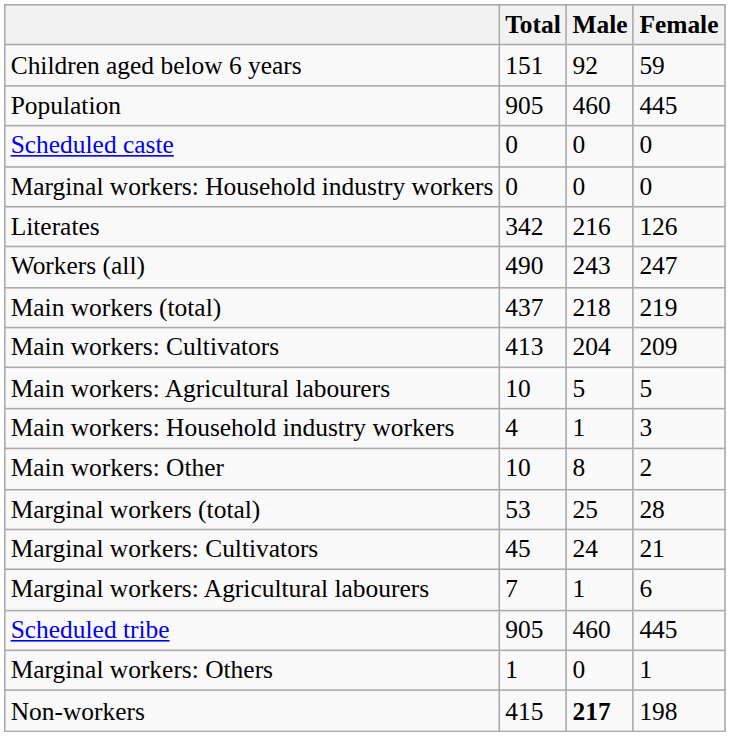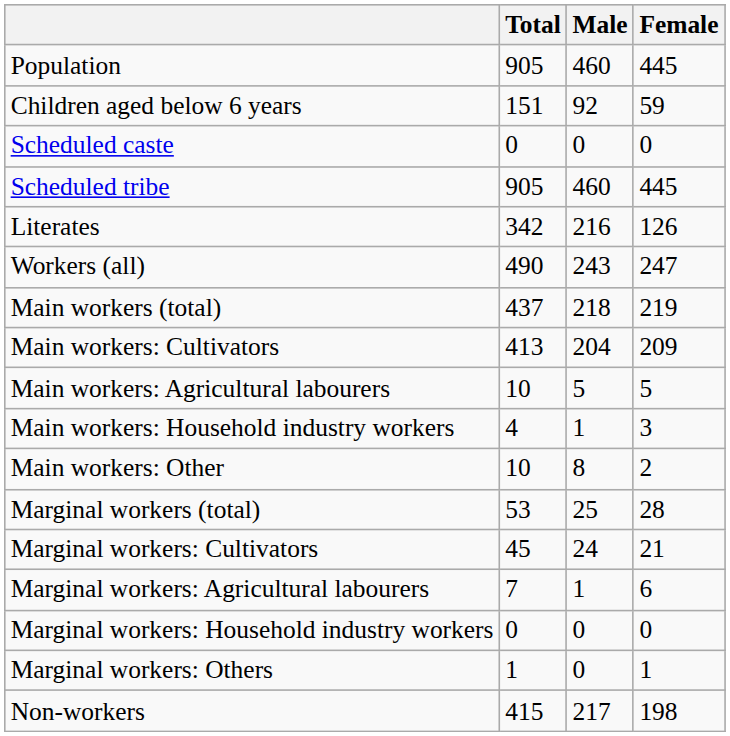rows swapped: (66, 105) <-> (156, 65)
rows swapped: (90, 629) <-> (252, 186)
(592, 710) bold -> (592, 710) normal
